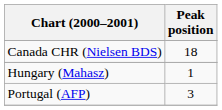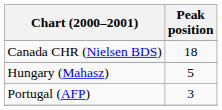(191, 72) 1 -> (191, 72) 5
